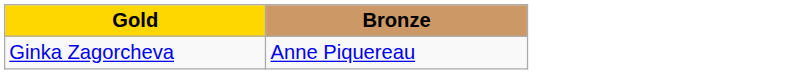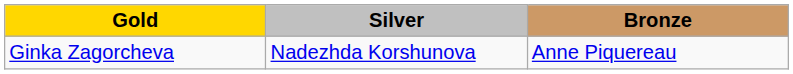+ column: (397, 20)
